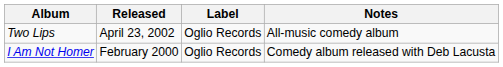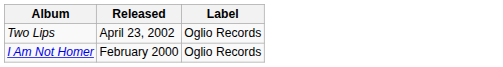- column: (381, 14)
